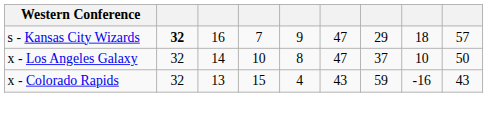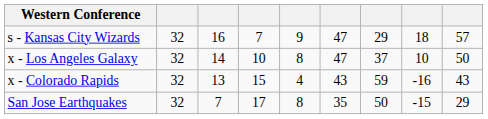(177, 37) bold -> (177, 37) normal
+ row: (67, 102)
